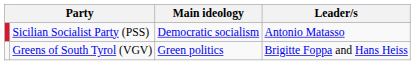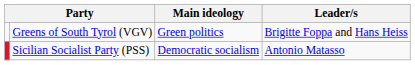rows swapped: (82, 50) <-> (81, 32)
